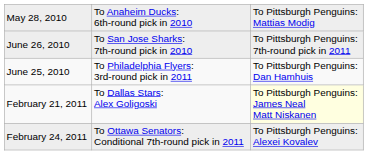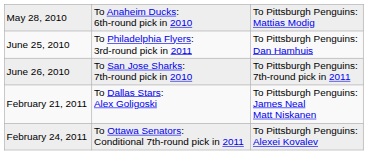rows swapped: (38, 71) <-> (38, 44)
(305, 104) lightyellow background -> (305, 104) no background
